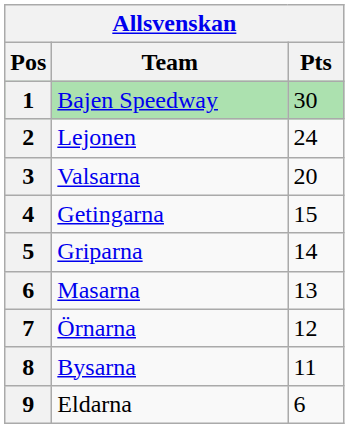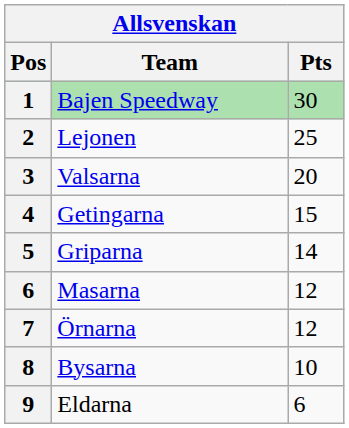(305, 137) 24 -> (305, 137) 25
(305, 289) 13 -> (305, 289) 12
(305, 366) 11 -> (305, 366) 10
